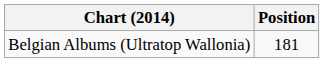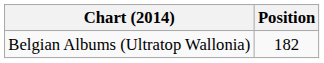(287, 44) 181 -> (287, 44) 182
